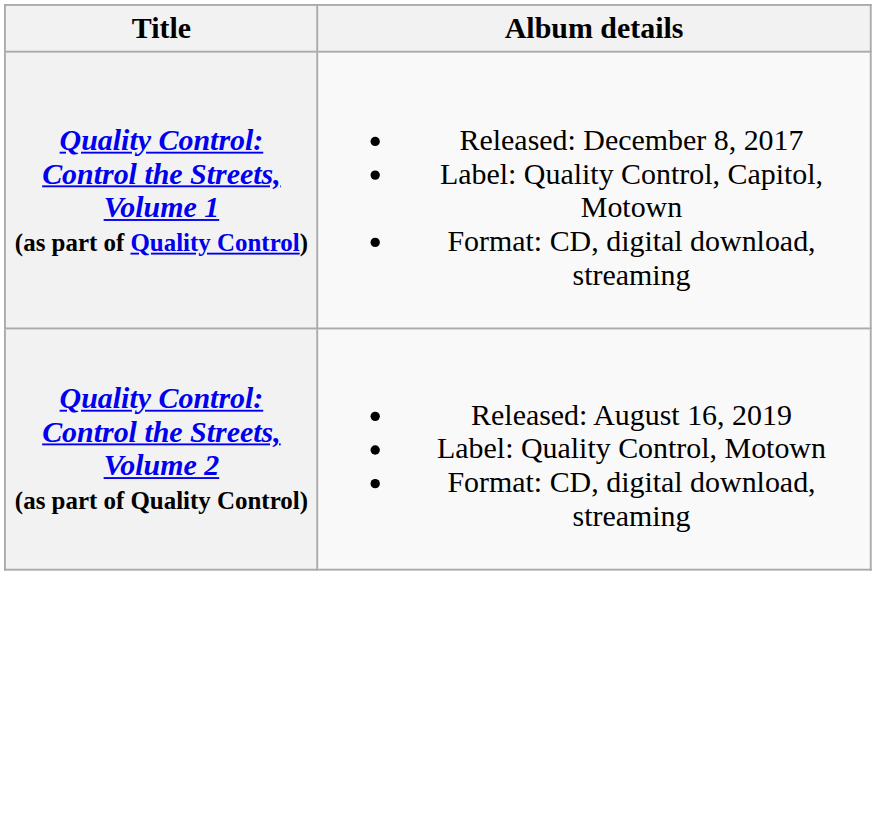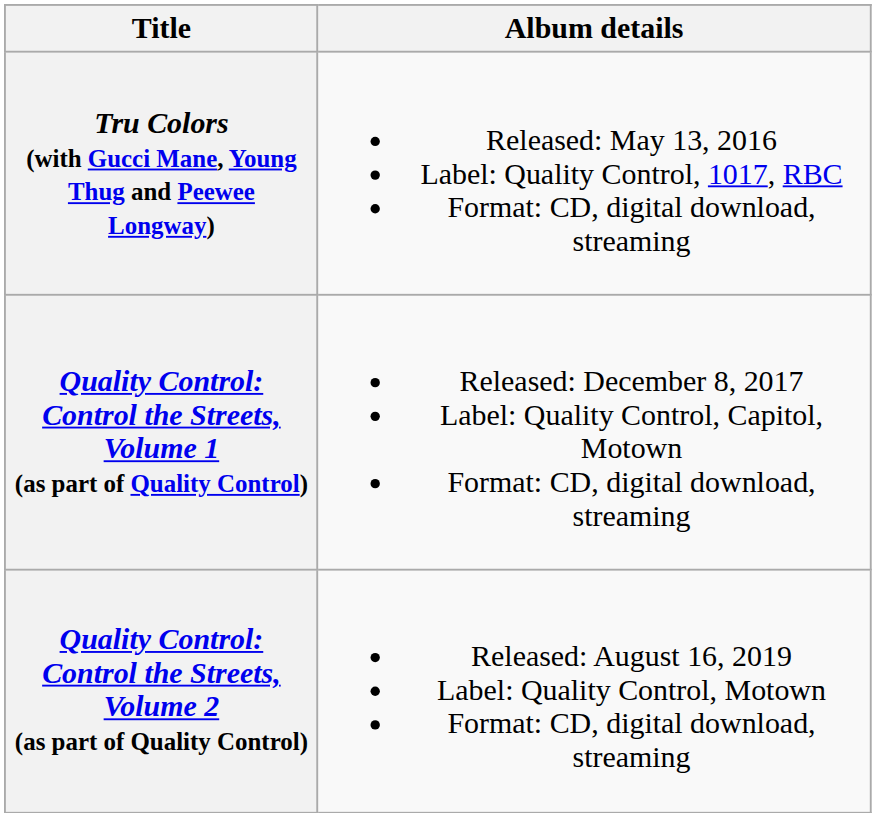+ row: (161, 172)
